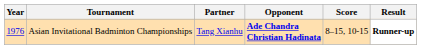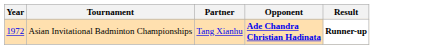- column: (347, 12)
(15, 32) 1976 -> (15, 32) 1972
